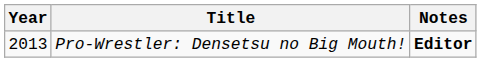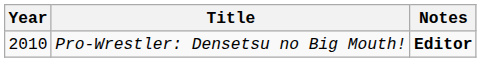(28, 44) 2013 -> (28, 44) 2010
